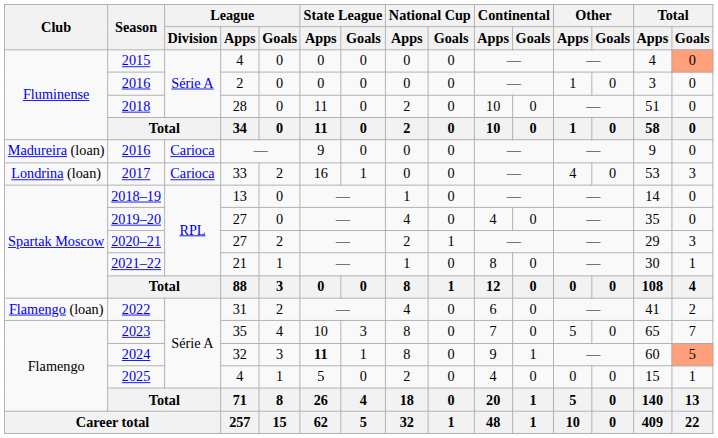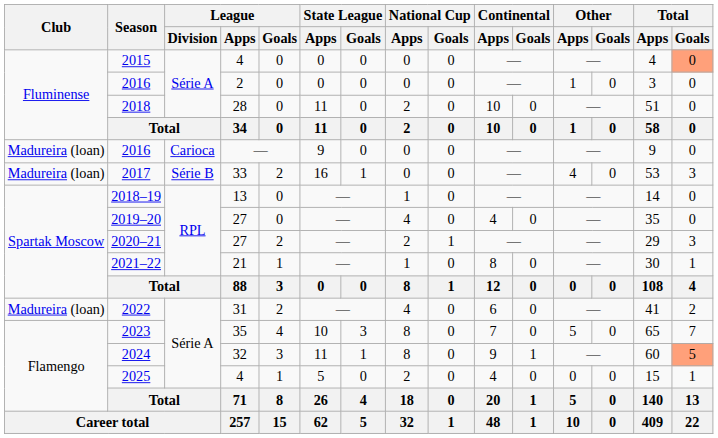(56, 173) Londrina (loan) -> (56, 173) Madureira (loan)
(192, 173) Carioca -> (192, 173) Série B
(56, 309) Flamengo (loan) -> (56, 309) Madureira (loan)
(321, 354) bold -> (321, 354) normal
